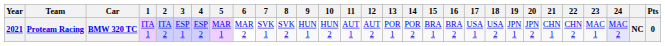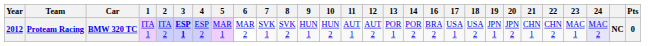- column: (433, 10)
(15, 29) 2021 -> (15, 29) 2012
(183, 29) normal -> (183, 29) bold
